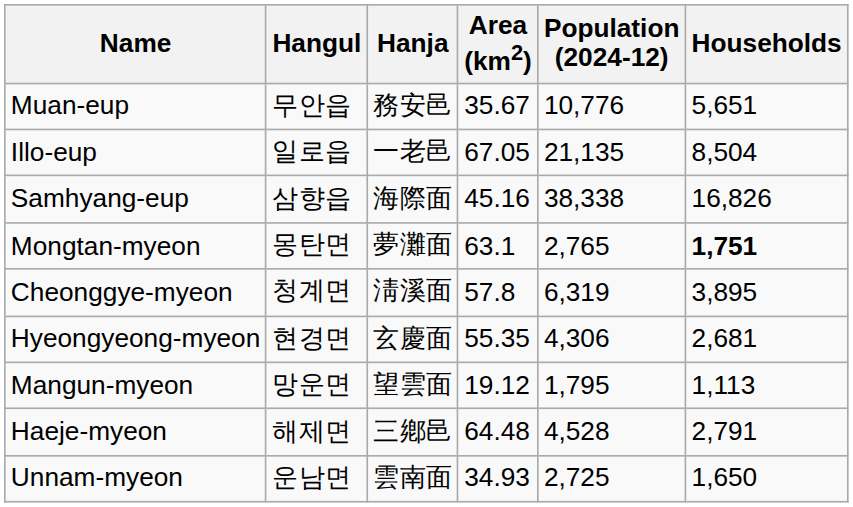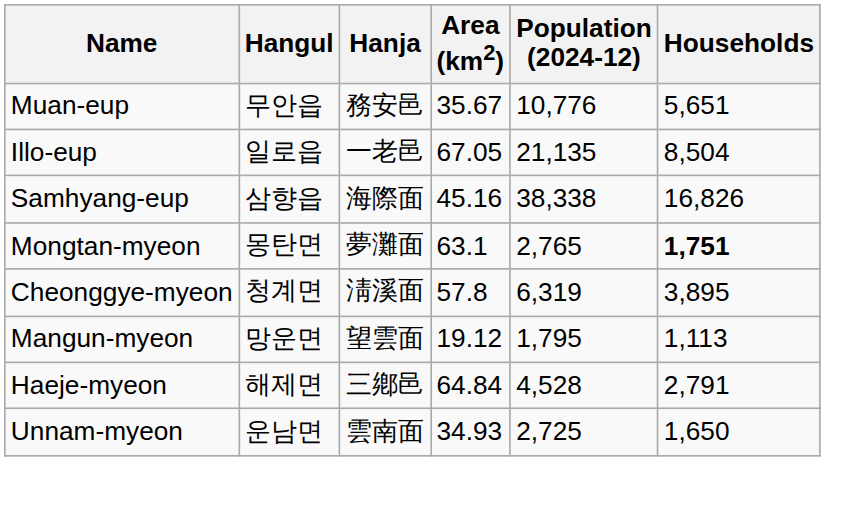- row: (136, 338)
(497, 431) 64.48 -> (469, 385) 64.84
